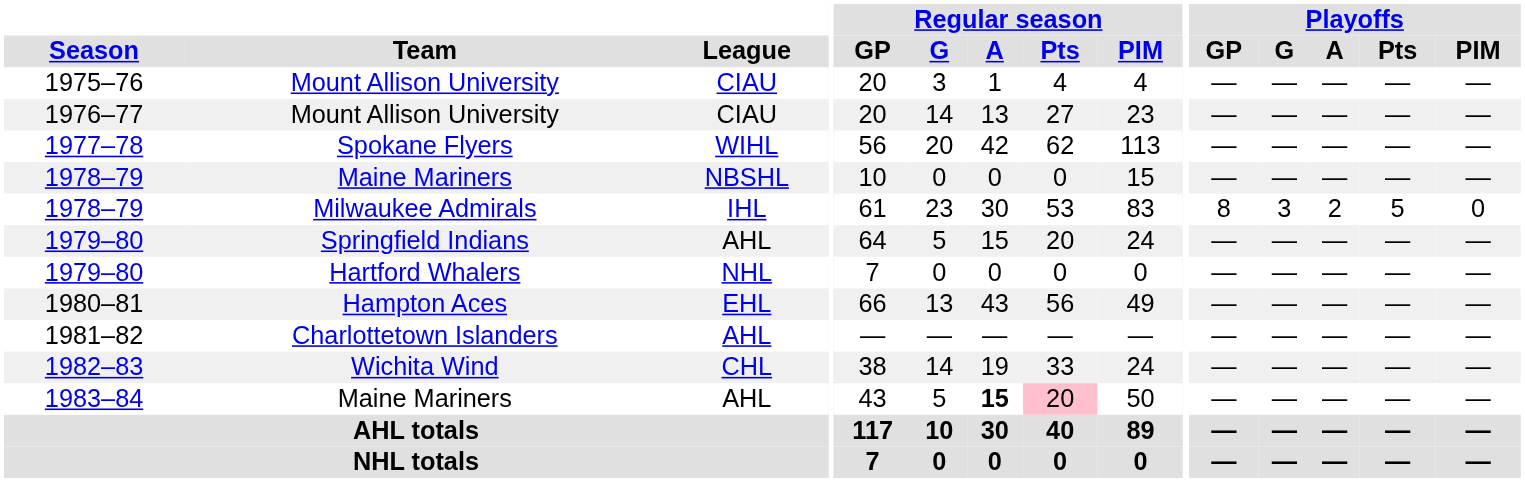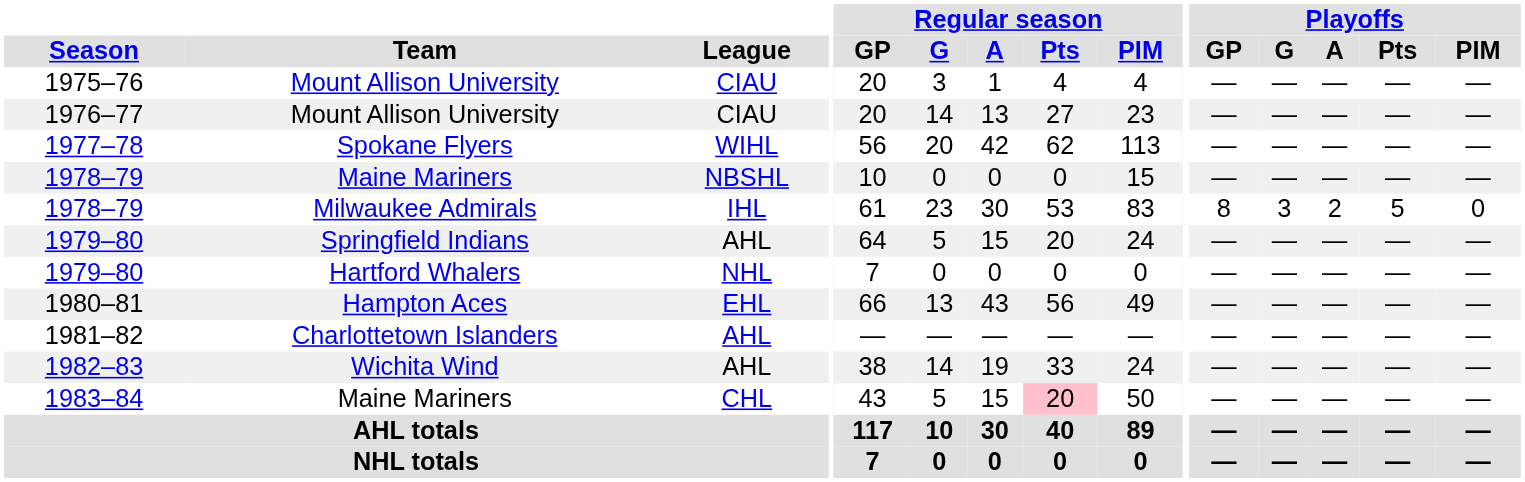(747, 367) CHL -> (747, 367) AHL
(747, 398) AHL -> (747, 398) CHL
(995, 398) bold -> (995, 398) normal
